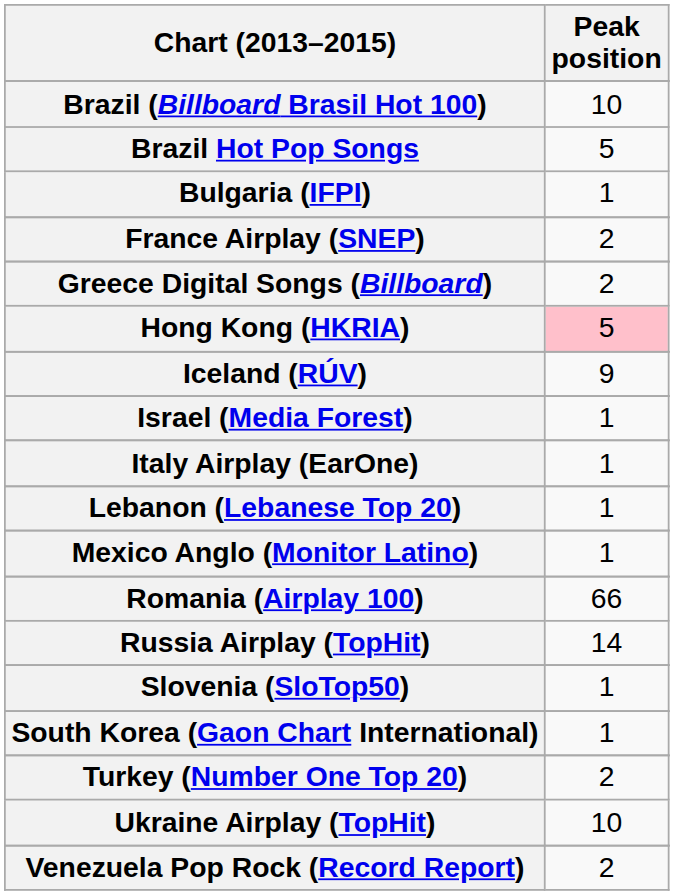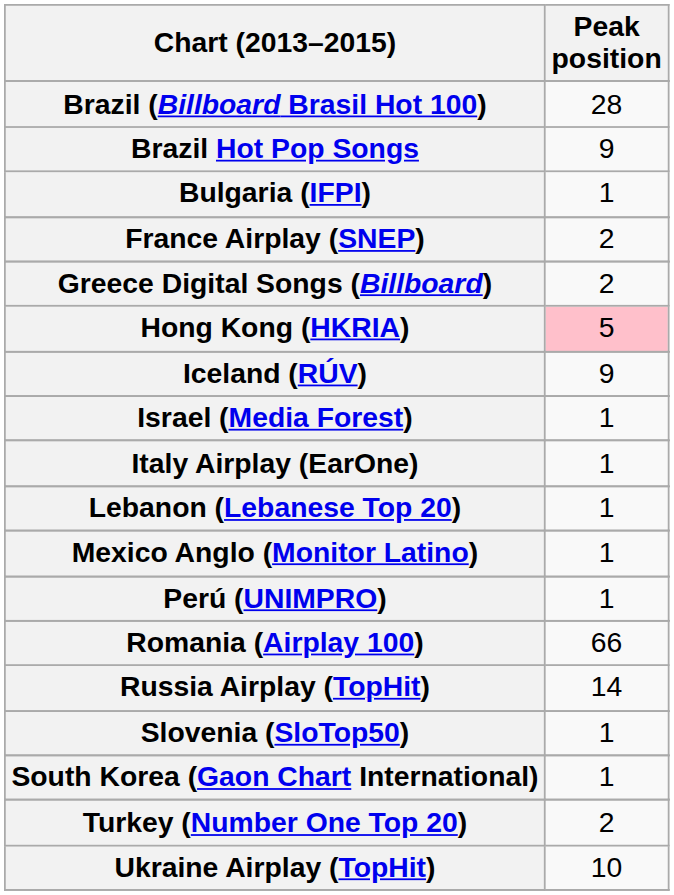(607, 103) 10 -> (607, 103) 28
(607, 148) 5 -> (607, 148) 9
+ row: (275, 597)
- row: (275, 867)
